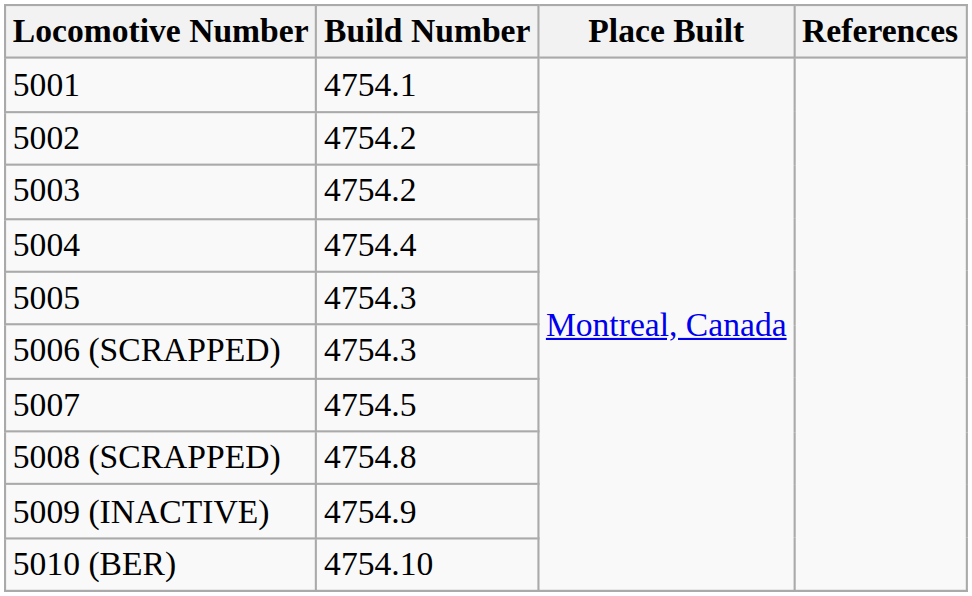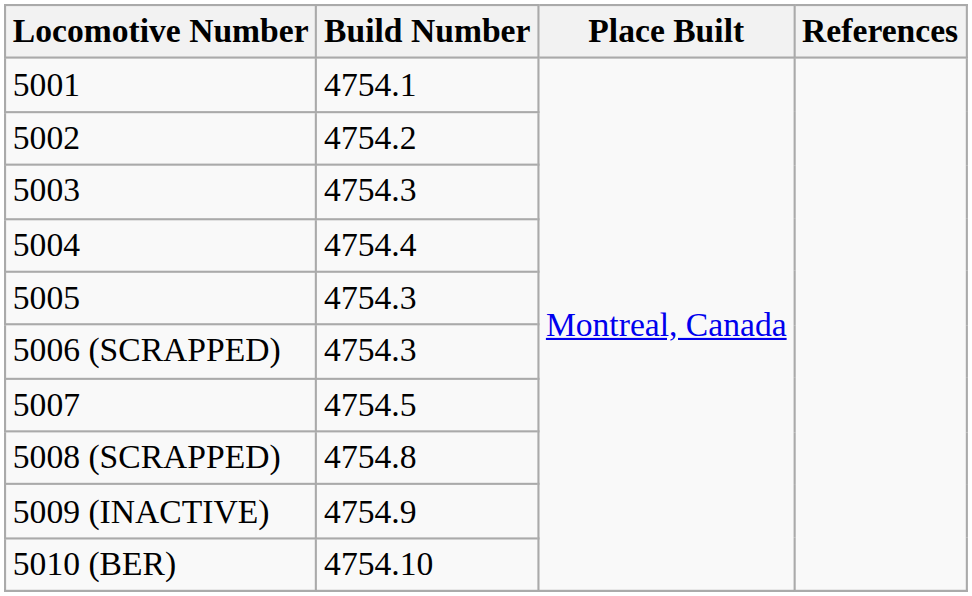(370, 191) 4754.2 -> (370, 191) 4754.3
